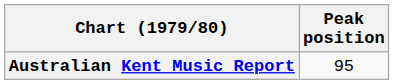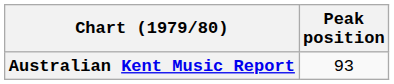(344, 66) 95 -> (344, 66) 93
